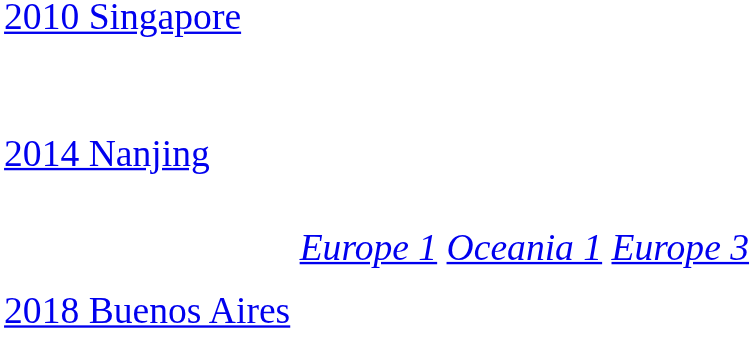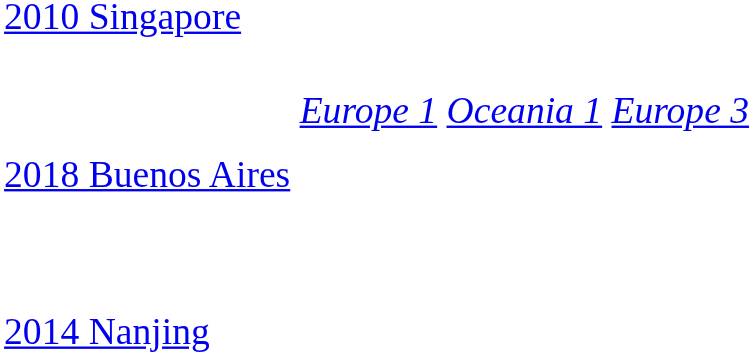rows swapped: (107, 153) <-> (147, 310)
